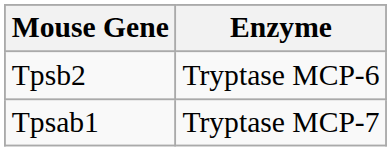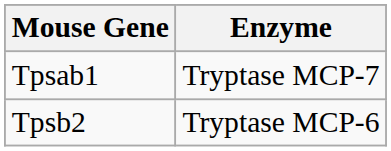rows swapped: (49, 74) <-> (55, 121)
